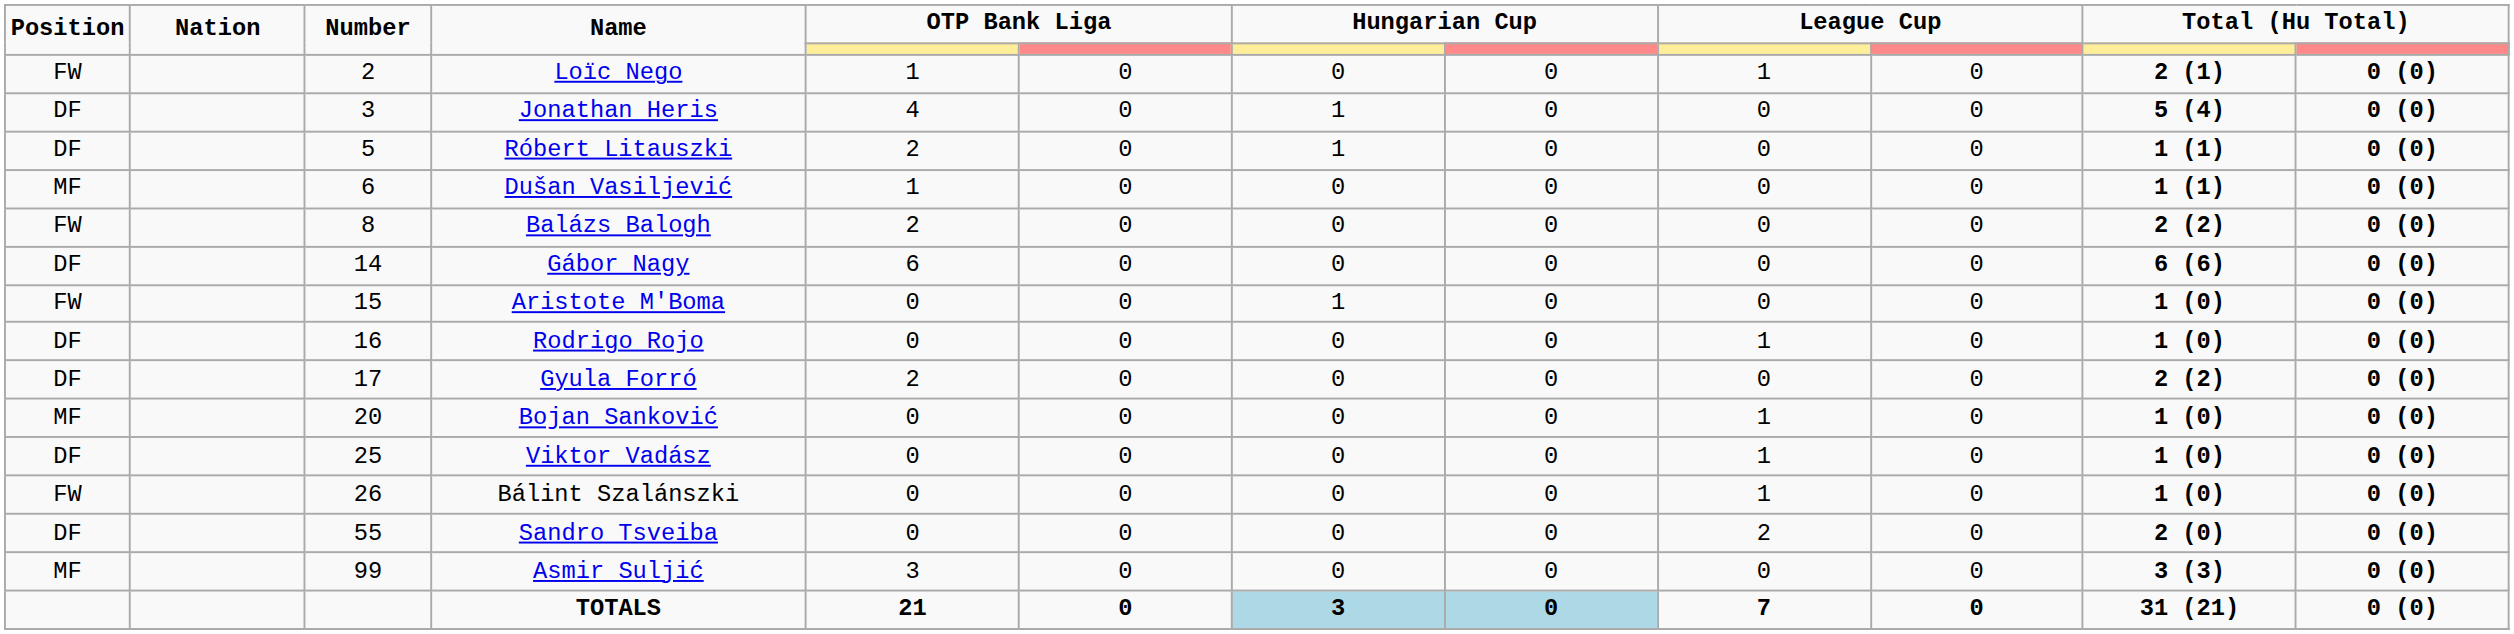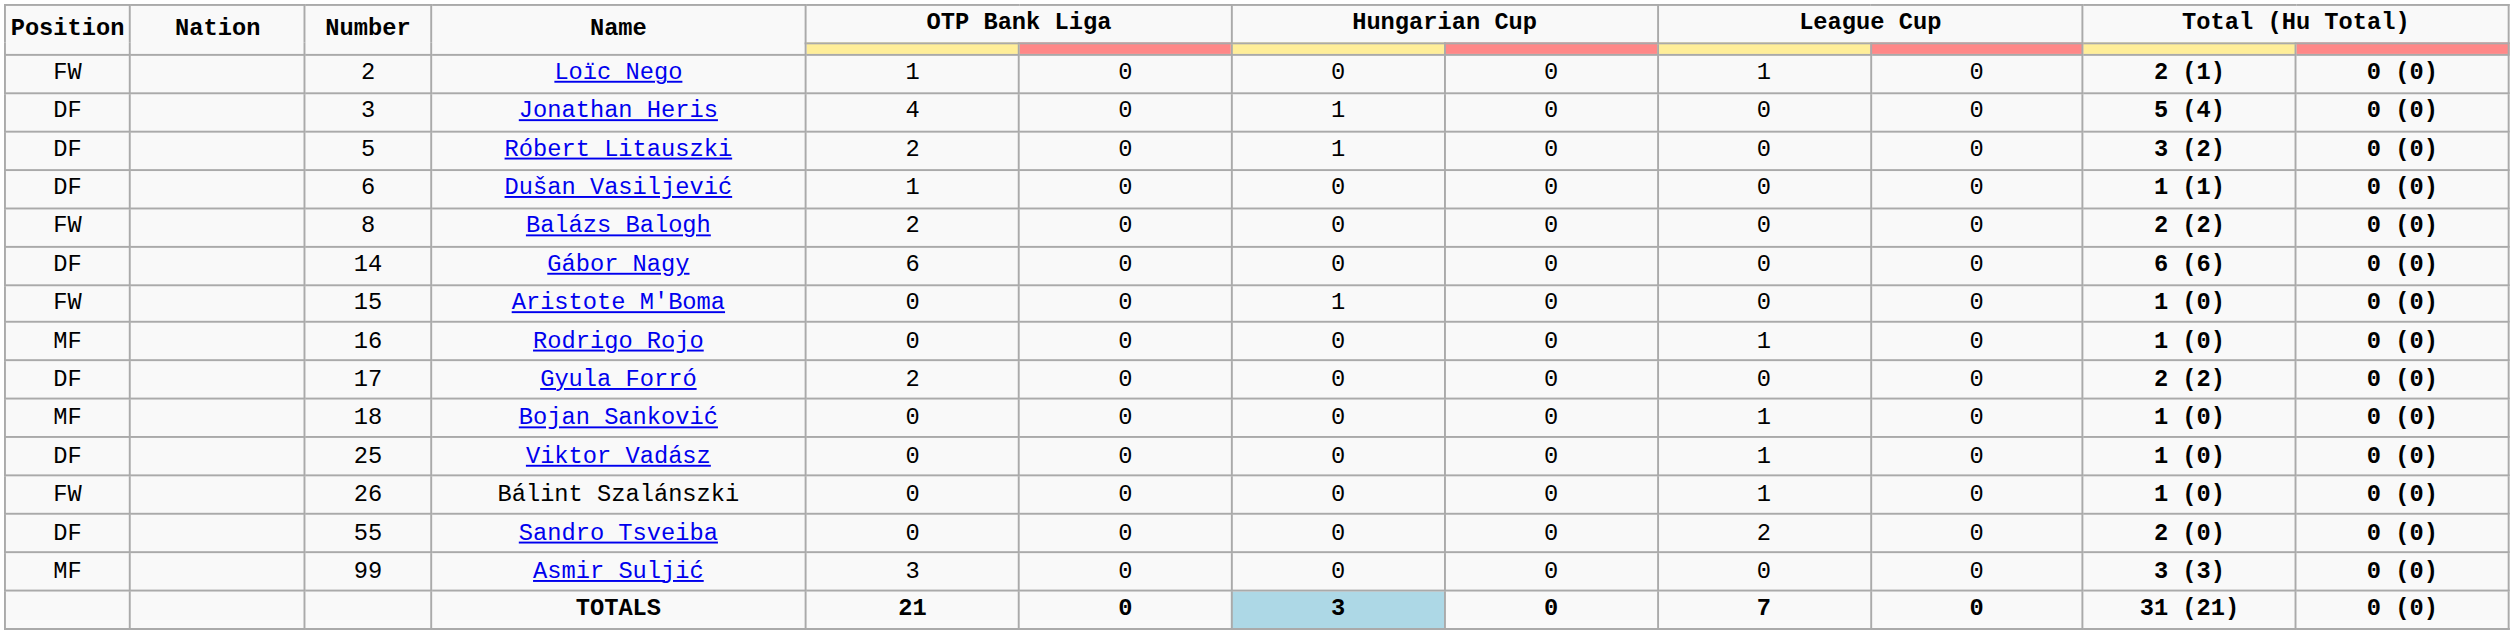(2189, 151) 1 (1) -> (2189, 151) 3 (2)
(68, 189) MF -> (68, 189) DF
(68, 342) DF -> (68, 342) MF
(368, 419) 20 -> (368, 419) 18
(1551, 610) lightblue background -> (1551, 610) no background
